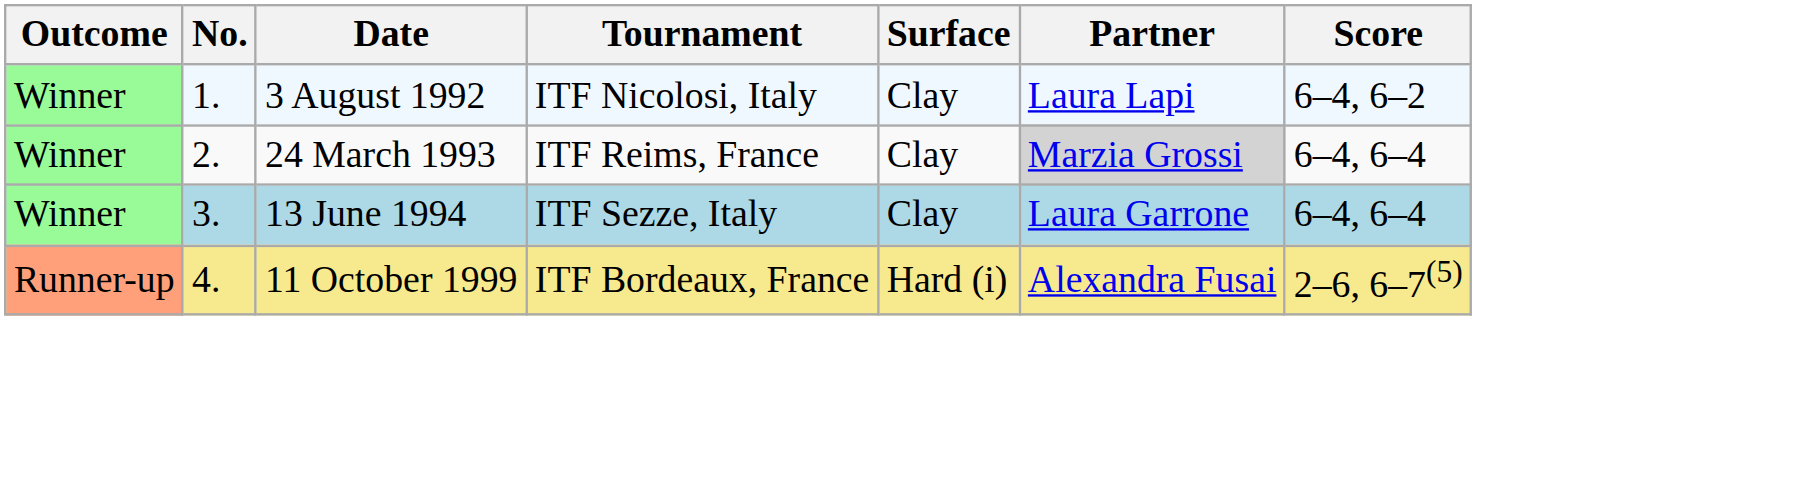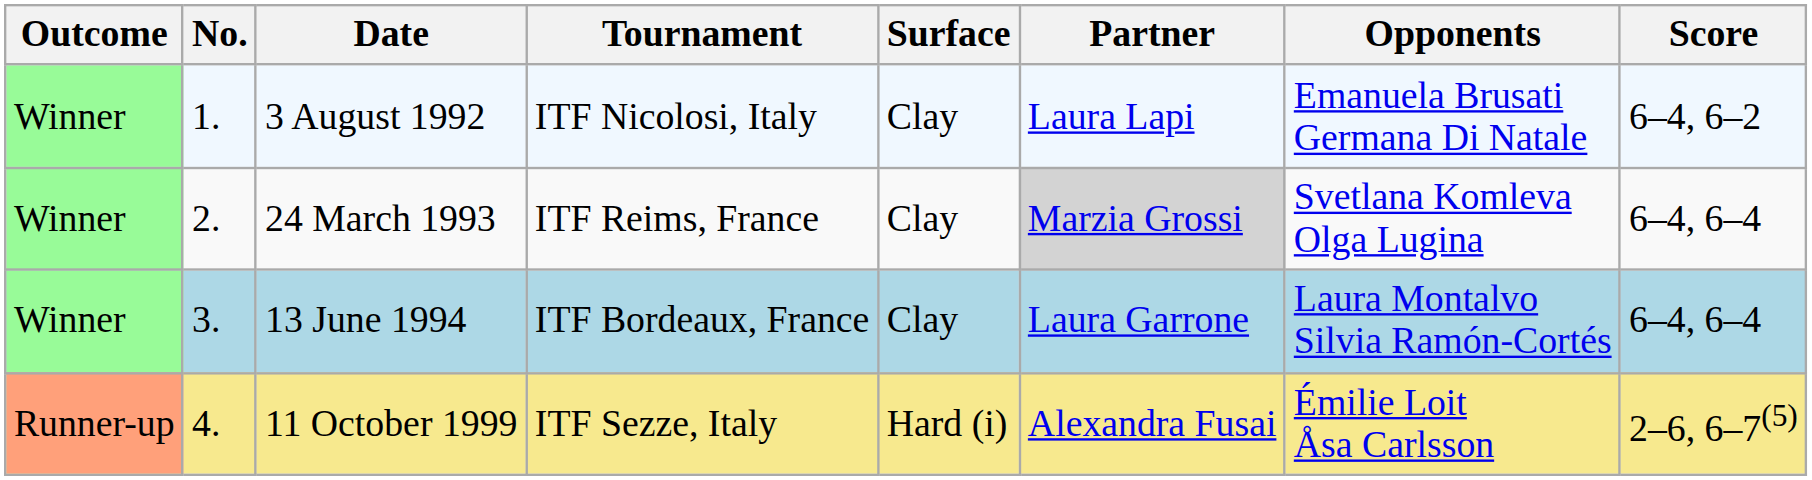+ column: (1453, 34)
(656, 214) ITF Sezze, Italy -> (702, 320) ITF Bordeaux, France
(702, 279) ITF Bordeaux, France -> (656, 422) ITF Sezze, Italy
